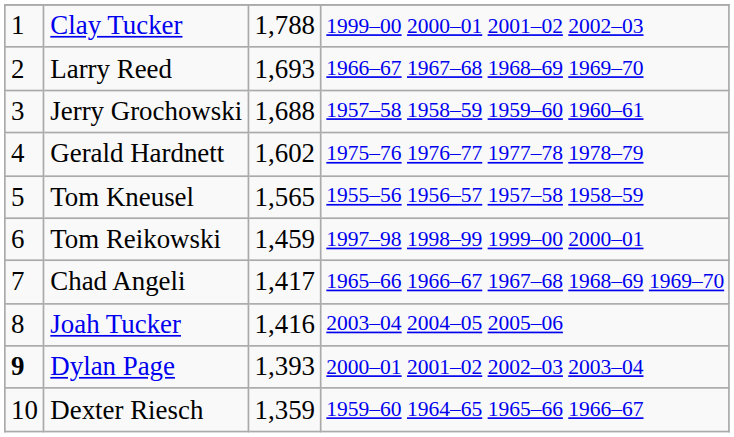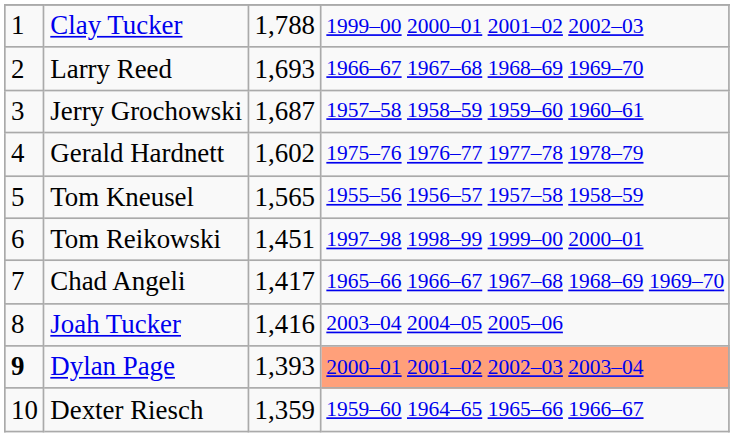(285, 111) 1,688 -> (285, 111) 1,687
(285, 238) 1,459 -> (285, 238) 1,451
(485, 366) no background -> (485, 366) lightsalmon background
